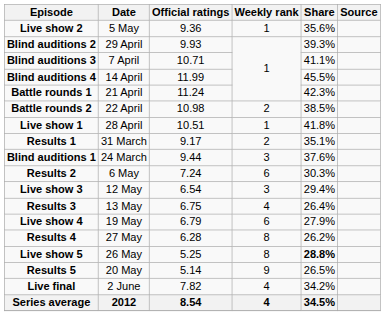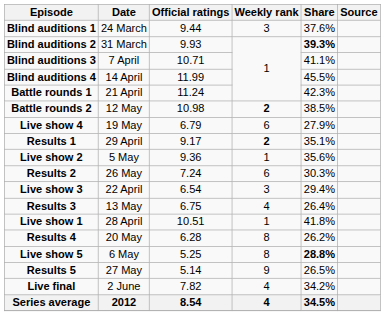rows swapped: (51, 157) <-> (51, 28)
(124, 44) 29 April -> (124, 44) 31 March
(319, 44) normal -> (319, 44) bold
(124, 109) 22 April -> (124, 109) 12 May
(267, 109) normal -> (267, 109) bold
rows swapped: (51, 125) <-> (51, 222)
(124, 141) 31 March -> (124, 141) 29 April
(267, 141) normal -> (267, 141) bold
(124, 173) 6 May -> (124, 173) 26 May
(124, 189) 12 May -> (124, 189) 22 April
(124, 238) 27 May -> (124, 238) 20 May
(124, 254) 26 May -> (124, 254) 6 May
(124, 270) 20 May -> (124, 270) 27 May
